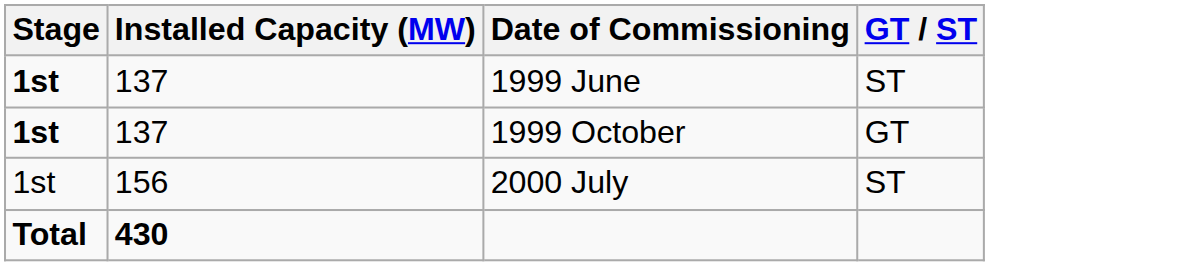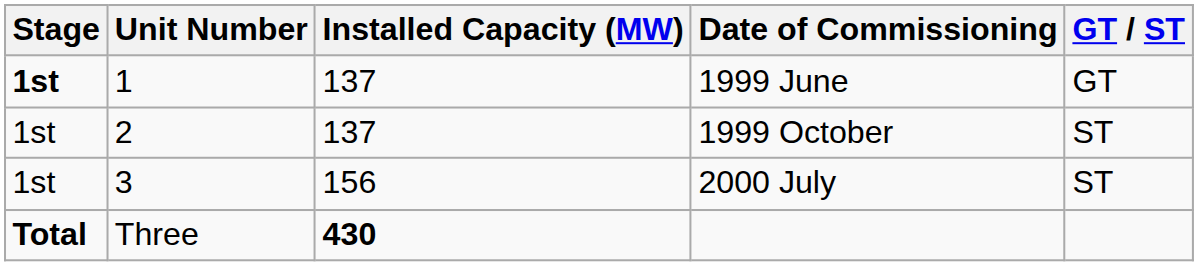+ column: (211, 30)
(885, 81) ST -> (1095, 81) GT
(36, 132) bold -> (34, 132) normal
(887, 132) GT -> (1093, 132) ST
